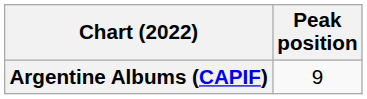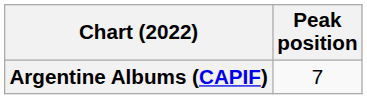(317, 76) 9 -> (317, 76) 7
